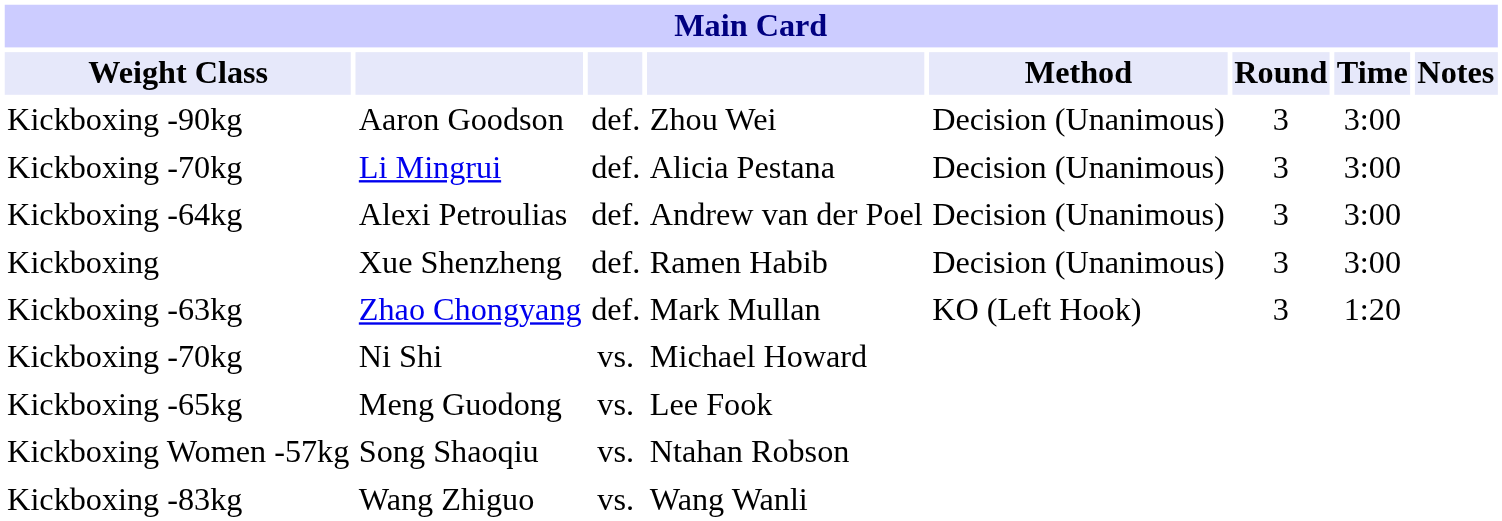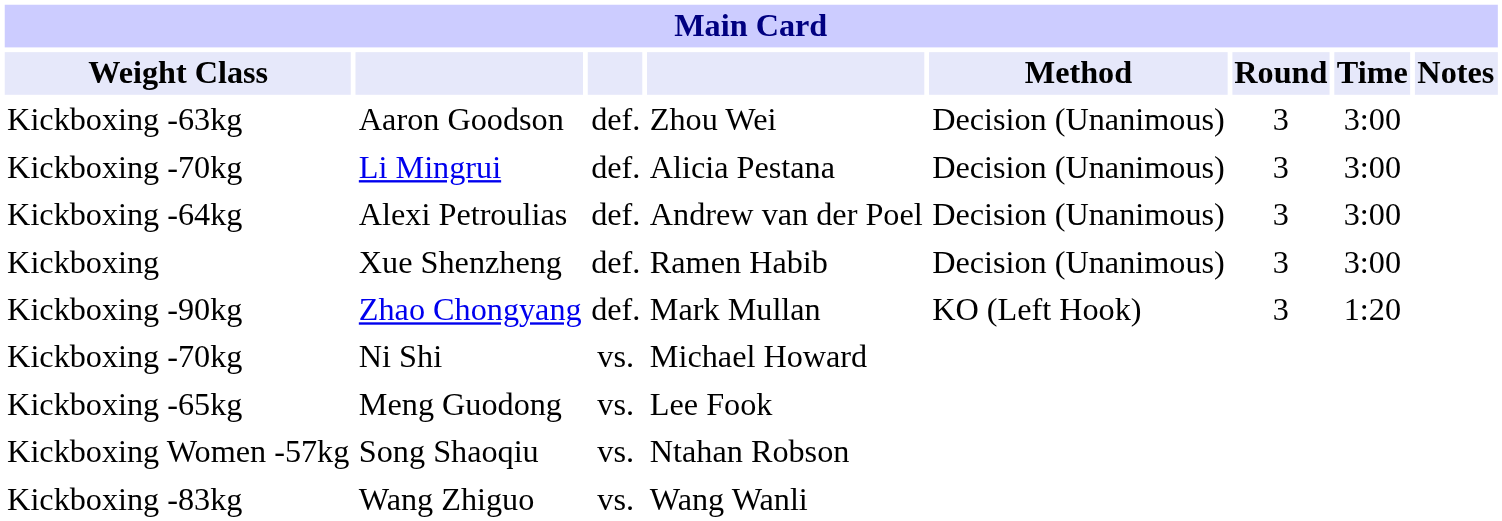(125, 120) Kickboxing -90kg -> (125, 120) Kickboxing -63kg
(125, 309) Kickboxing -63kg -> (125, 309) Kickboxing -90kg
